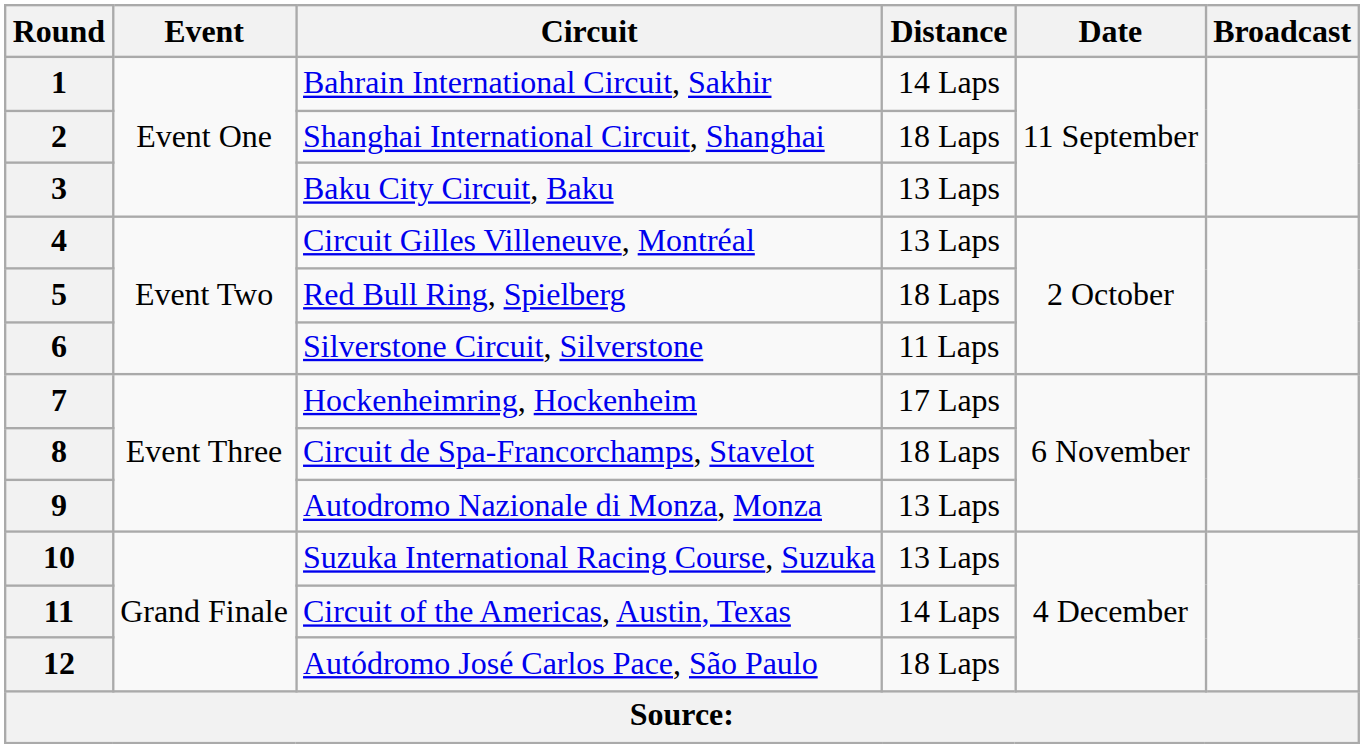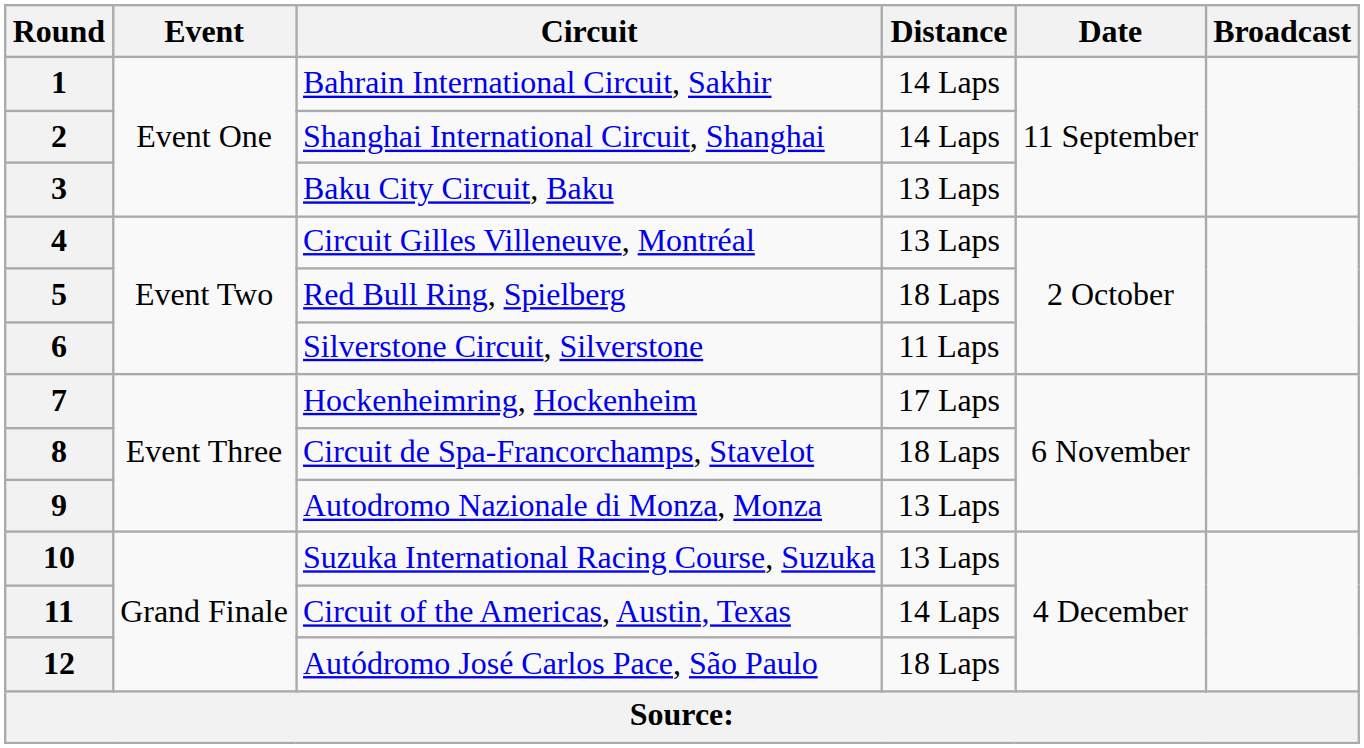(949, 135) 18 Laps -> (949, 135) 14 Laps
